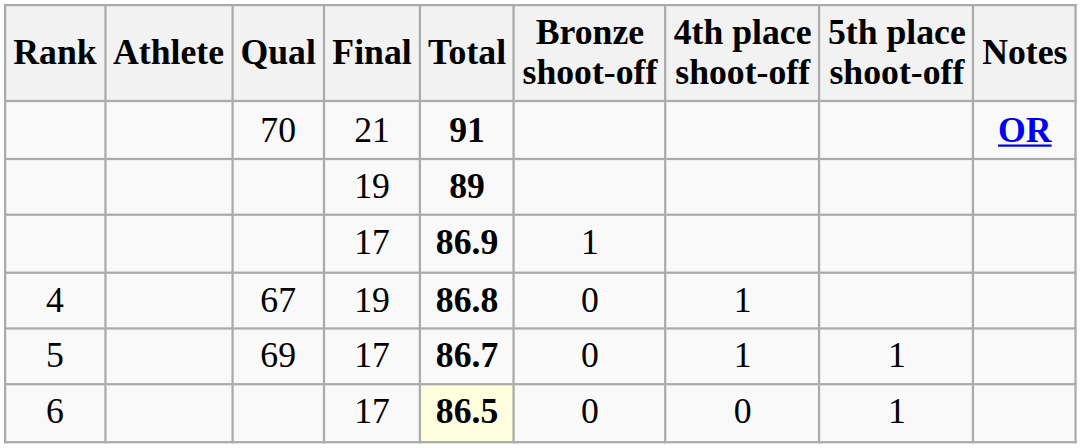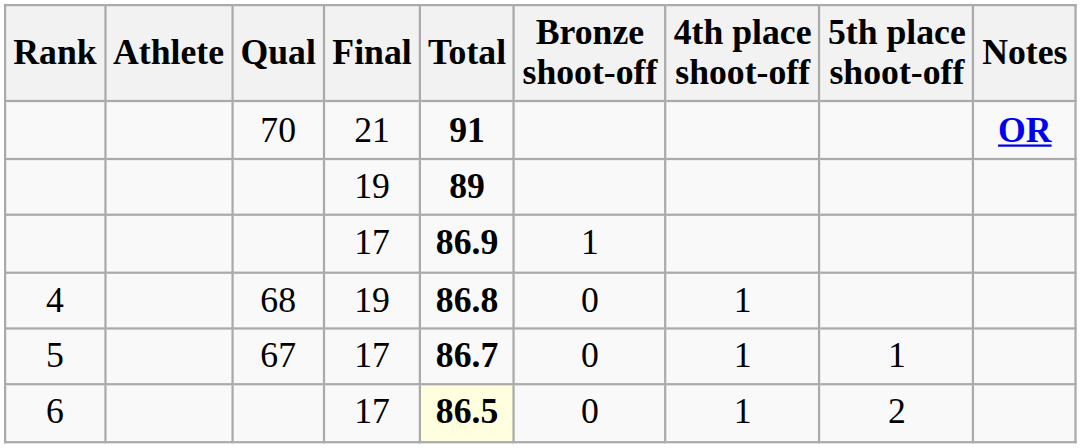(278, 299) 67 -> (278, 299) 68
(278, 355) 69 -> (278, 355) 67
(743, 412) 0 -> (743, 412) 1
(897, 412) 1 -> (897, 412) 2
